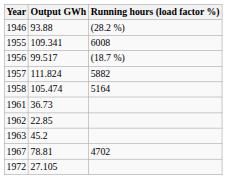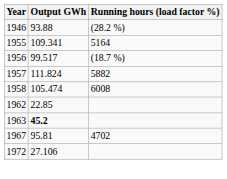(100, 43) 6008 -> (100, 43) 5164
(100, 89) 5164 -> (100, 89) 6008
- row: (16, 105)
(39, 136) normal -> (39, 120) bold
(42, 151) 78.81 -> (42, 136) 95.81
(44, 167) 27.105 -> (44, 151) 27.106
